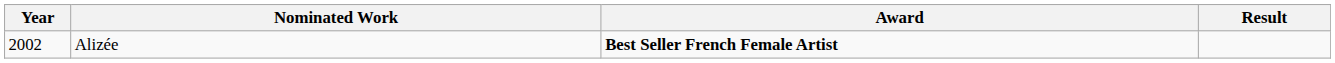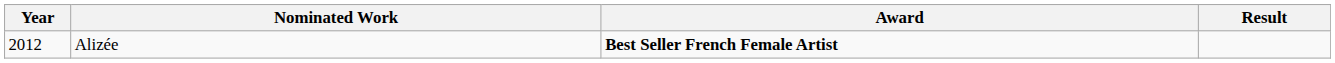(25, 44) 2002 -> (25, 44) 2012
